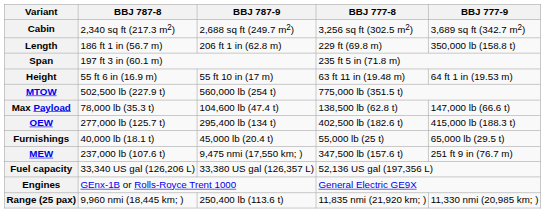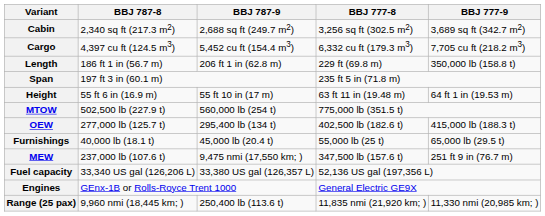+ row: (41, 47)
- row: (41, 107)
